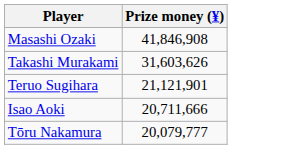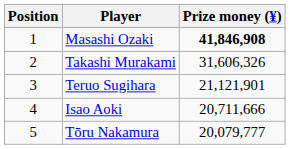+ column: (33, 16)
(175, 39) normal -> (232, 39) bold
(175, 62) 31,603,626 -> (232, 62) 31,606,326
